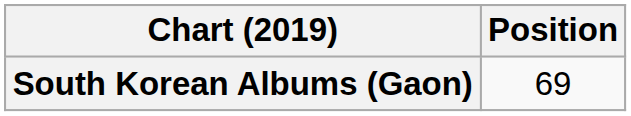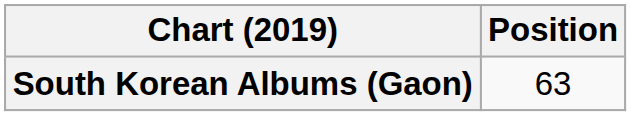(553, 82) 69 -> (553, 82) 63
